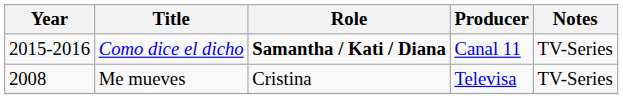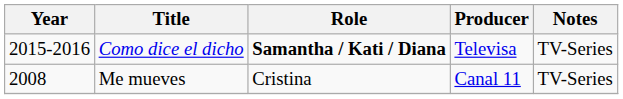(488, 49) Canal 11 -> (485, 49) Televisa
(485, 78) Televisa -> (488, 78) Canal 11
